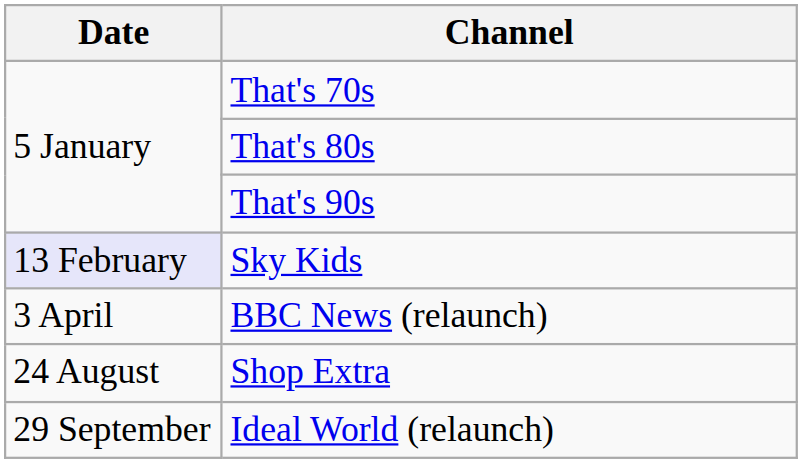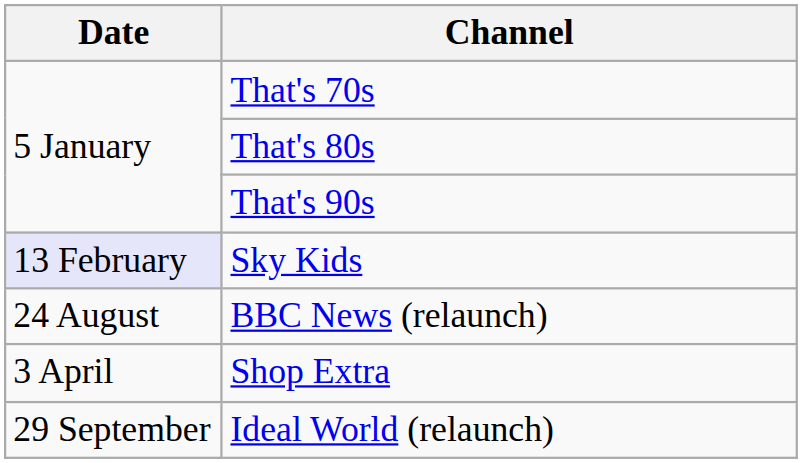(63, 315) 3 April -> (86, 315) 24 August
(86, 372) 24 August -> (63, 372) 3 April
